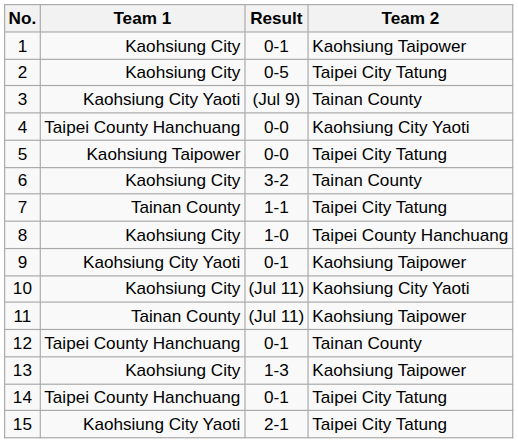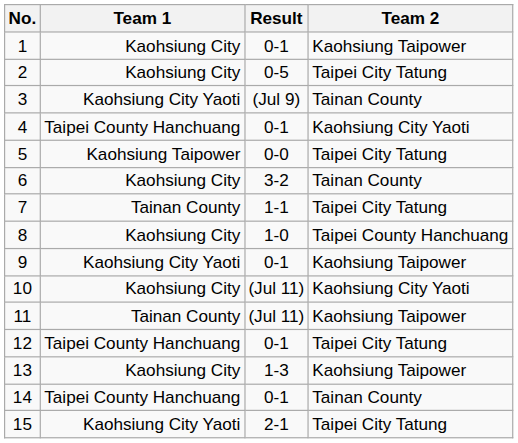(276, 127) 0-0 -> (276, 127) 0-1
(367, 343) Tainan County -> (380, 343) Taipei City Tatung
(380, 398) Taipei City Tatung -> (367, 398) Tainan County
